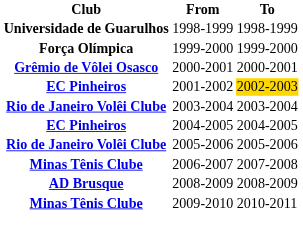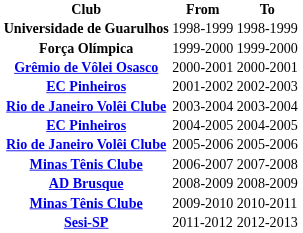(267, 87) gold background -> (267, 87) no background
+ row: (202, 222)
